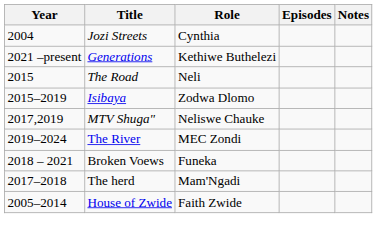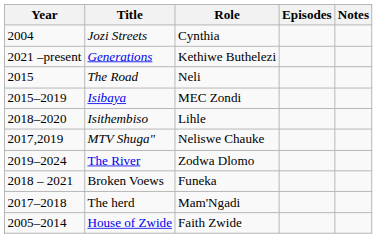(216, 98) Zodwa Dlomo -> (210, 98) MEC Zondi
+ row: (118, 118)
(210, 139) MEC Zondi -> (216, 160) Zodwa Dlomo
